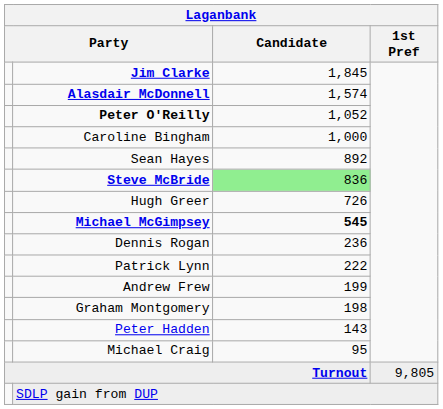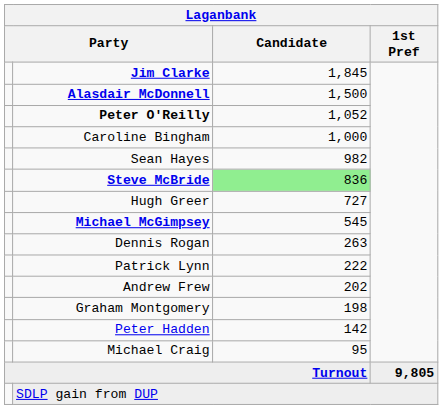(348, 95) 1,574 -> (348, 95) 1,500
(356, 159) 892 -> (356, 159) 982
(356, 202) 726 -> (356, 202) 727
(356, 223) bold -> (356, 223) normal
(356, 244) 236 -> (356, 244) 263
(356, 287) 199 -> (356, 287) 202
(356, 330) 143 -> (356, 330) 142
(415, 373) normal -> (415, 373) bold
